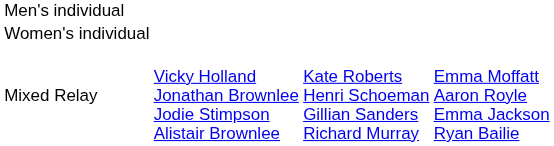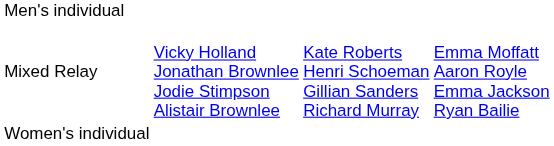rows swapped: (77, 34) <-> (51, 95)
